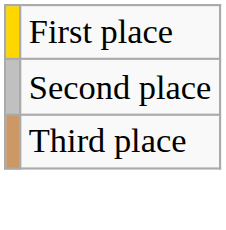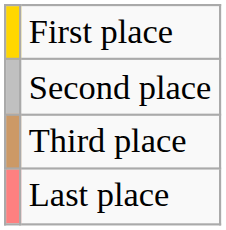+ row: (99, 195)
